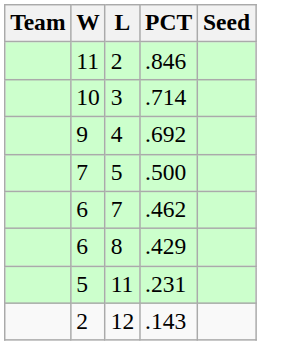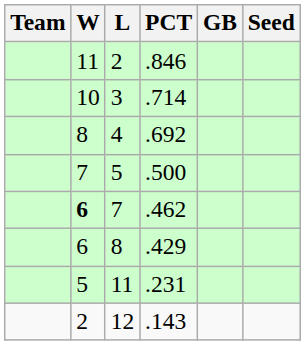+ column: (220, 23)
(82, 135) 9 -> (82, 135) 8
(82, 209) normal -> (82, 209) bold
